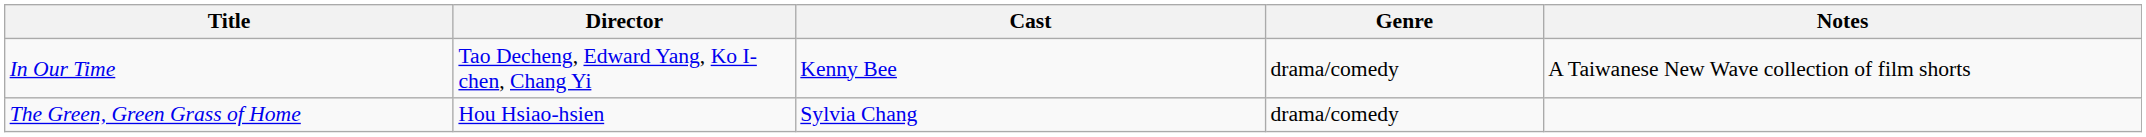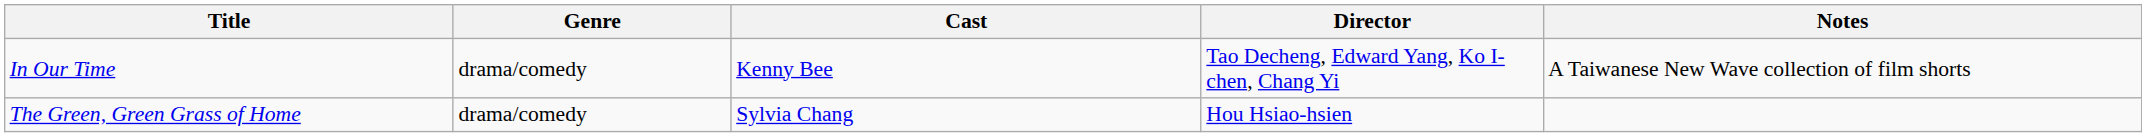columns swapped: (624, 21) <-> (1404, 21)
